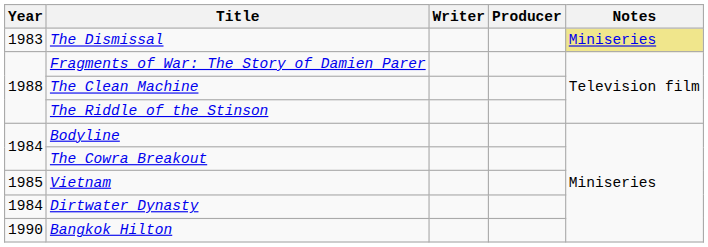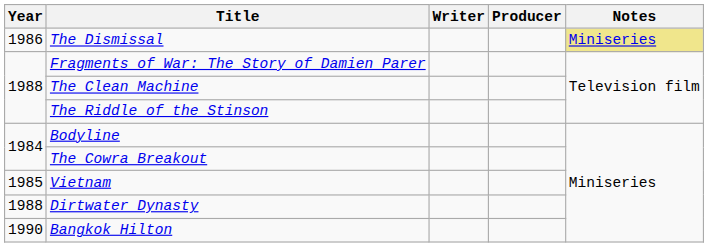(26, 40) 1983 -> (26, 40) 1986
(26, 206) 1984 -> (26, 206) 1988
